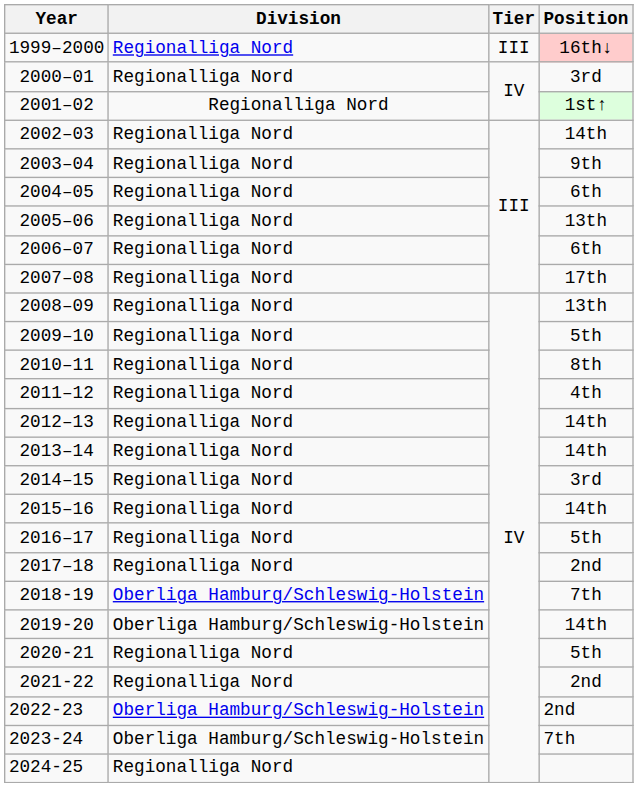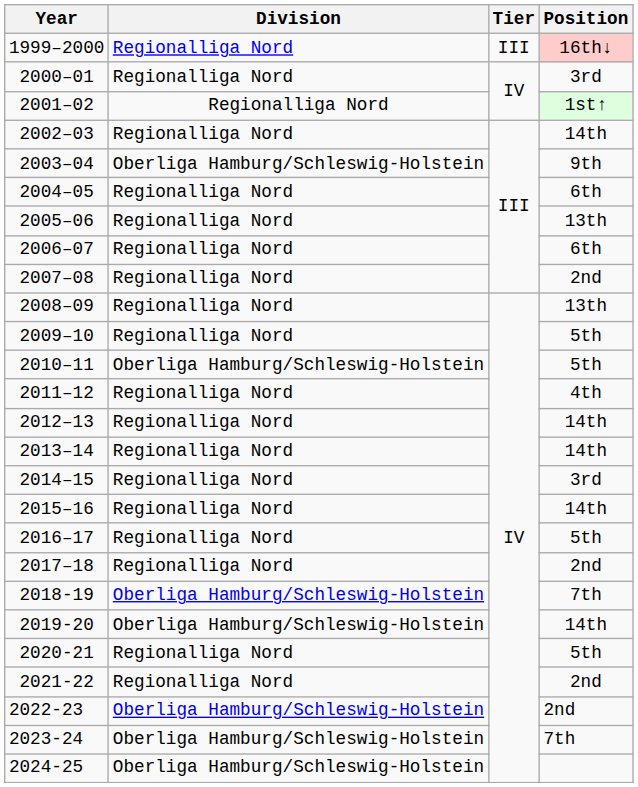(203, 163) Regionalliga Nord -> (298, 163) Oberliga Hamburg/Schleswig-Holstein
(586, 278) 17th -> (586, 278) 2nd
(203, 365) Regionalliga Nord -> (298, 365) Oberliga Hamburg/Schleswig-Holstein
(586, 365) 8th -> (586, 365) 5th
(203, 768) Regionalliga Nord -> (298, 768) Oberliga Hamburg/Schleswig-Holstein
